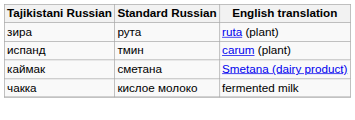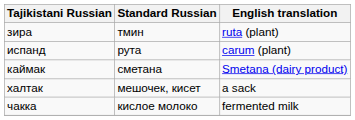(129, 32) рута -> (131, 32) тмин
(131, 50) тмин -> (129, 50) рута
+ row: (25, 87)
